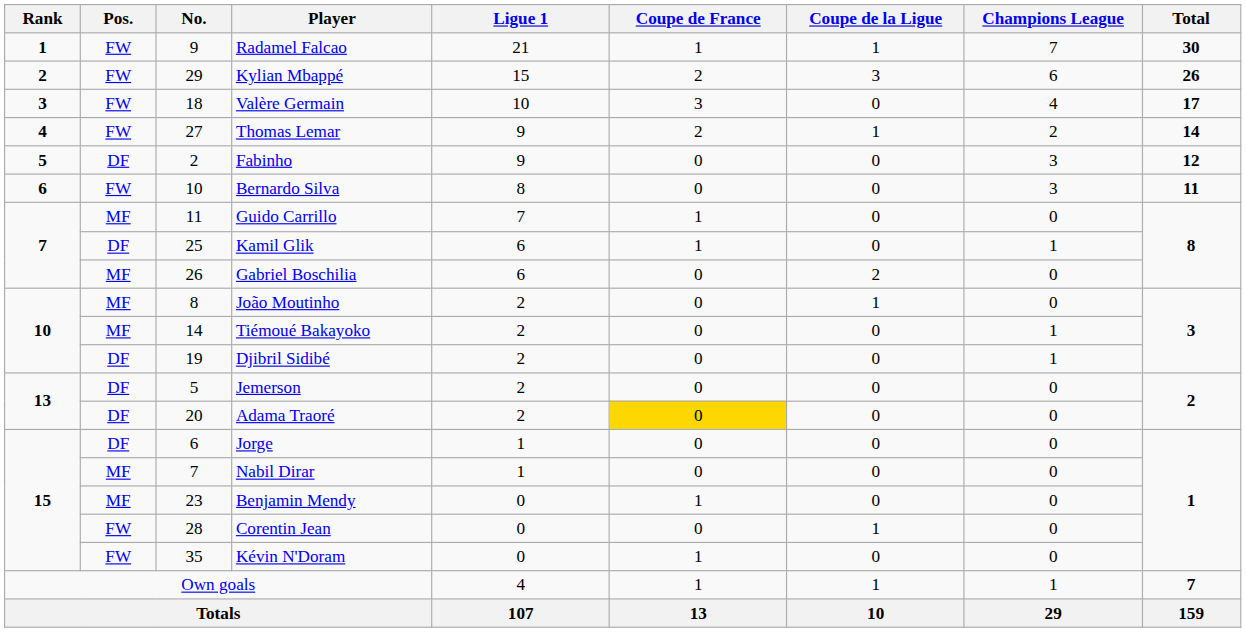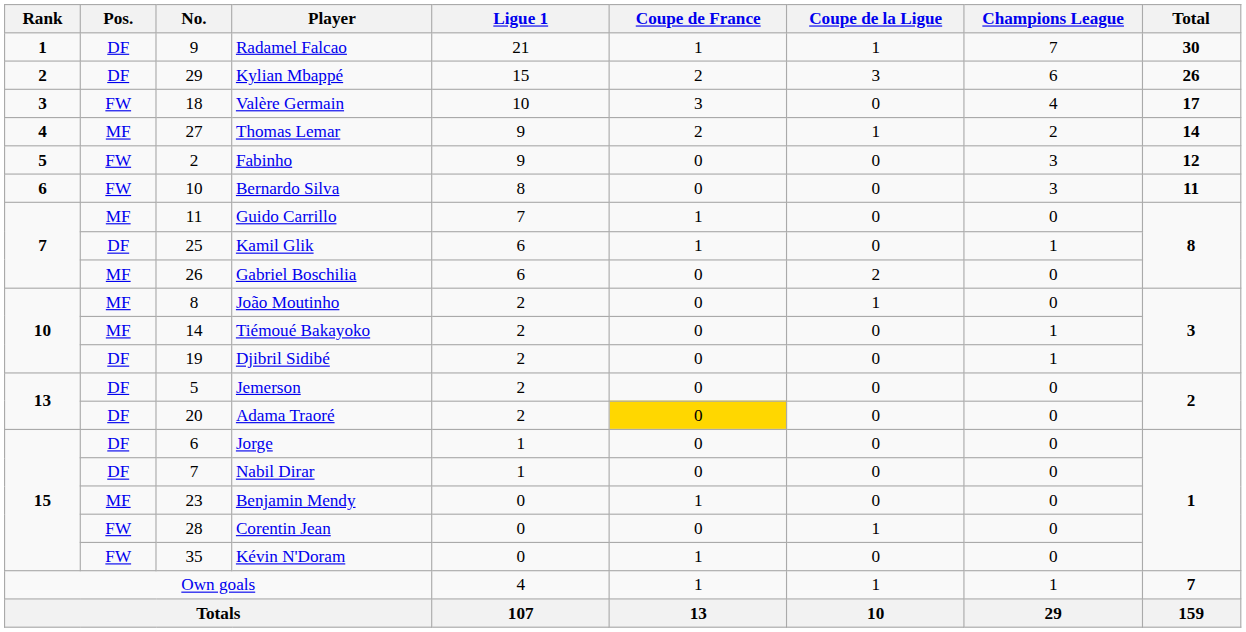(118, 47) FW -> (118, 47) DF
(118, 75) FW -> (118, 75) DF
(118, 132) FW -> (118, 132) MF
(118, 160) DF -> (118, 160) FW
(118, 471) MF -> (118, 471) DF
